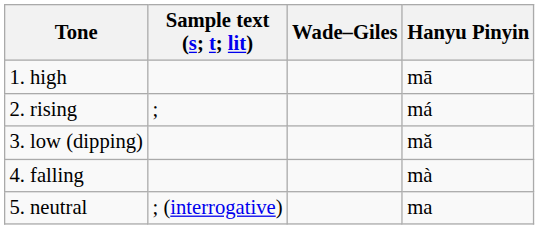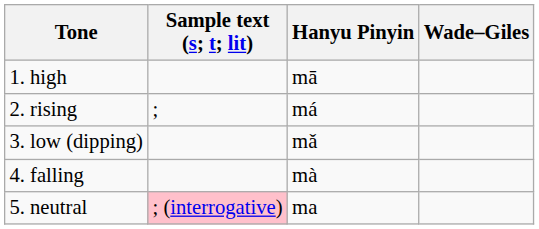columns swapped: (468, 32) <-> (345, 32)
(218, 207) no background -> (218, 207) pink background
